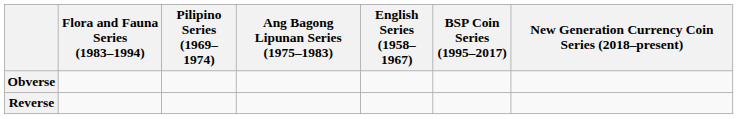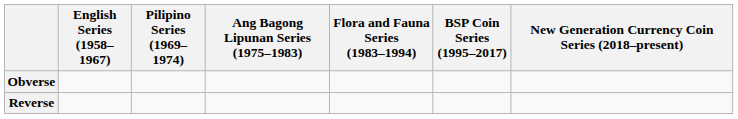columns swapped: (397, 37) <-> (110, 37)
